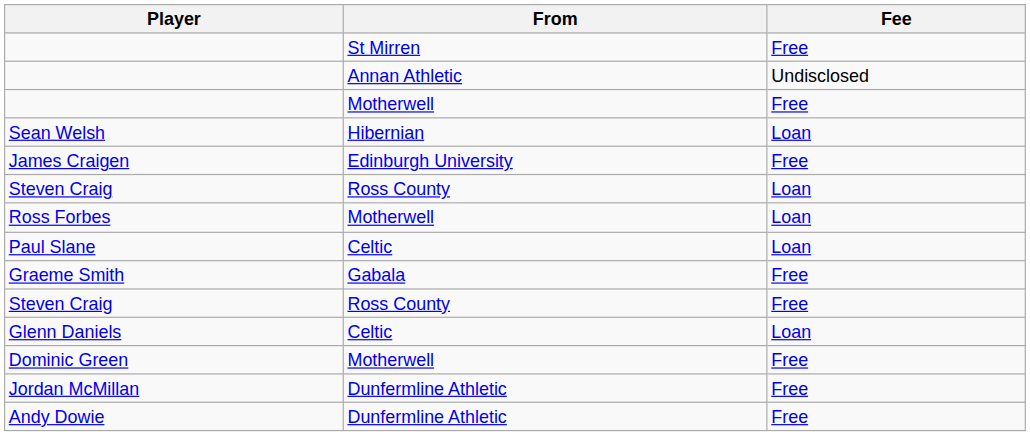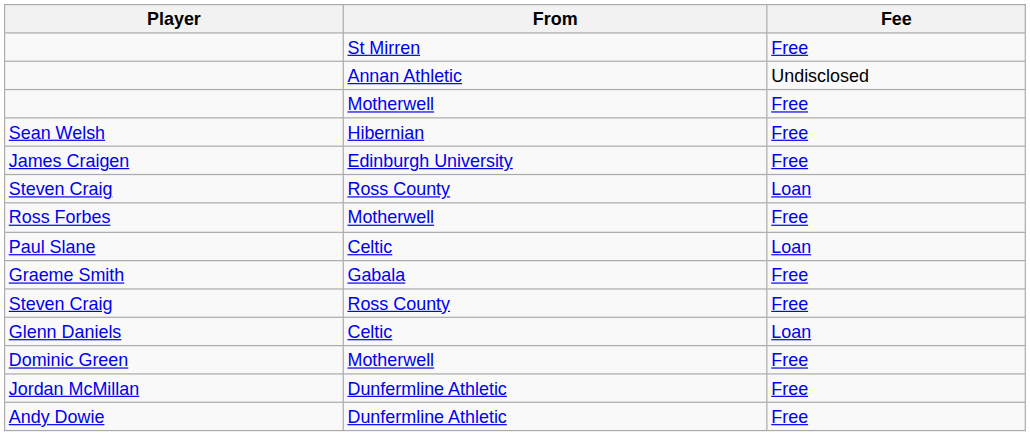(791, 133) Loan -> (790, 133) Free
(791, 218) Loan -> (790, 218) Free
